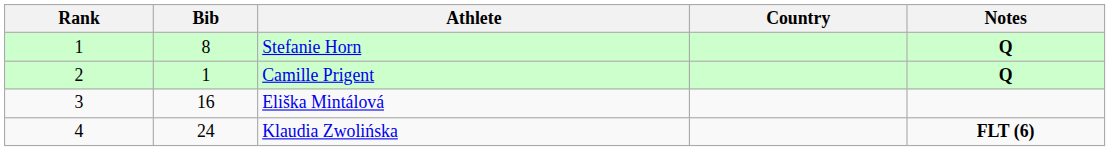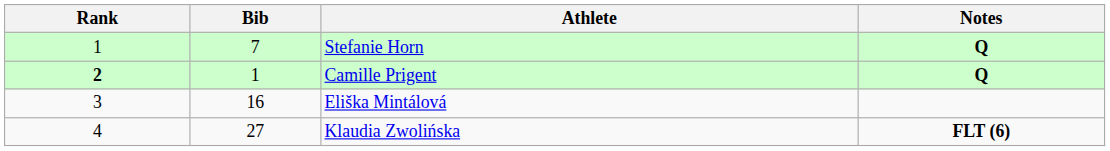- column: (798, 18)
(206, 46) 8 -> (255, 46) 7
(79, 74) normal -> (97, 74) bold
(206, 131) 24 -> (255, 131) 27
